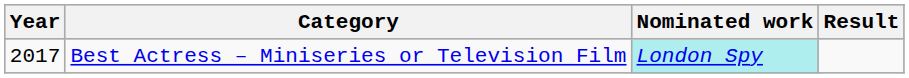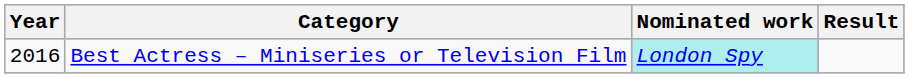(35, 56) 2017 -> (35, 56) 2016
